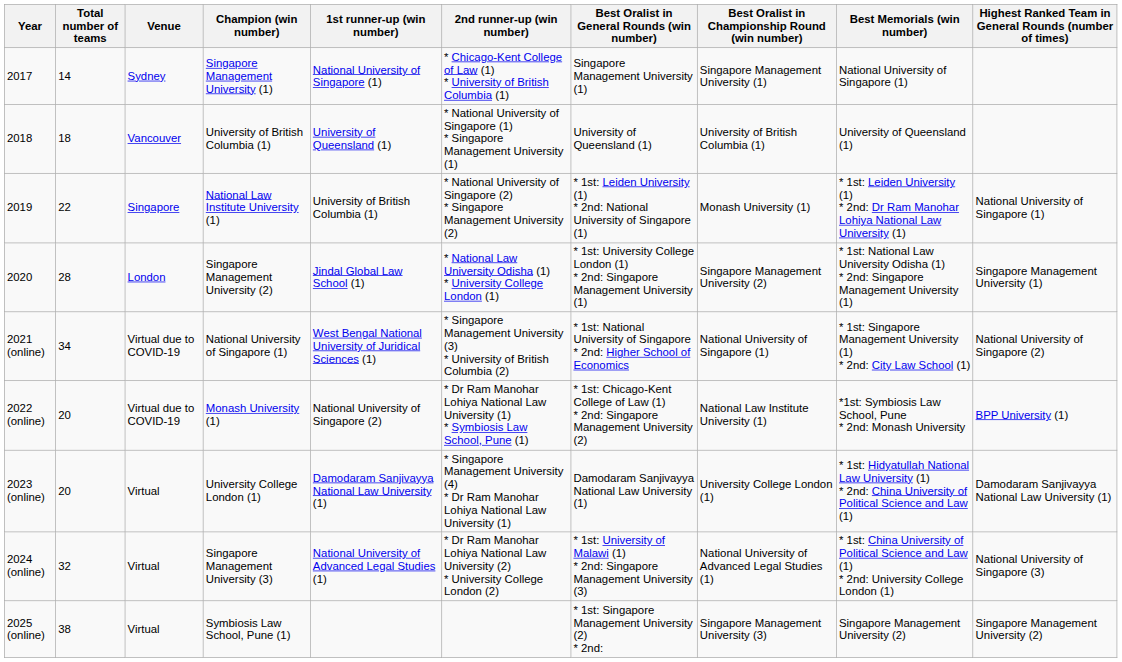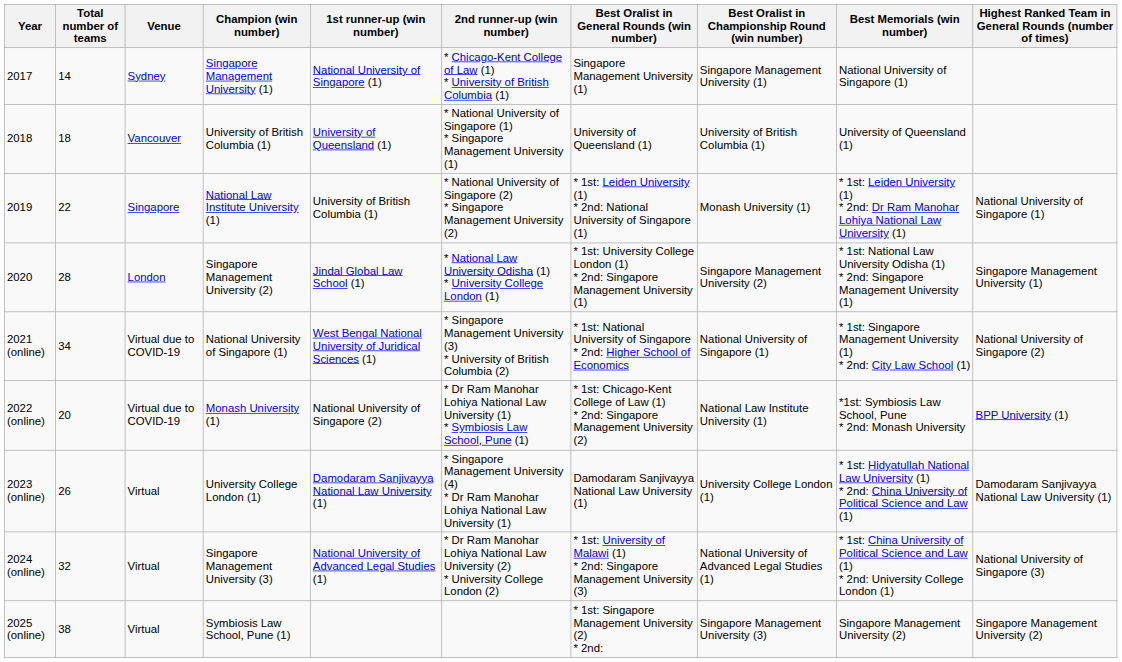(64, 491) 20 -> (64, 491) 26
